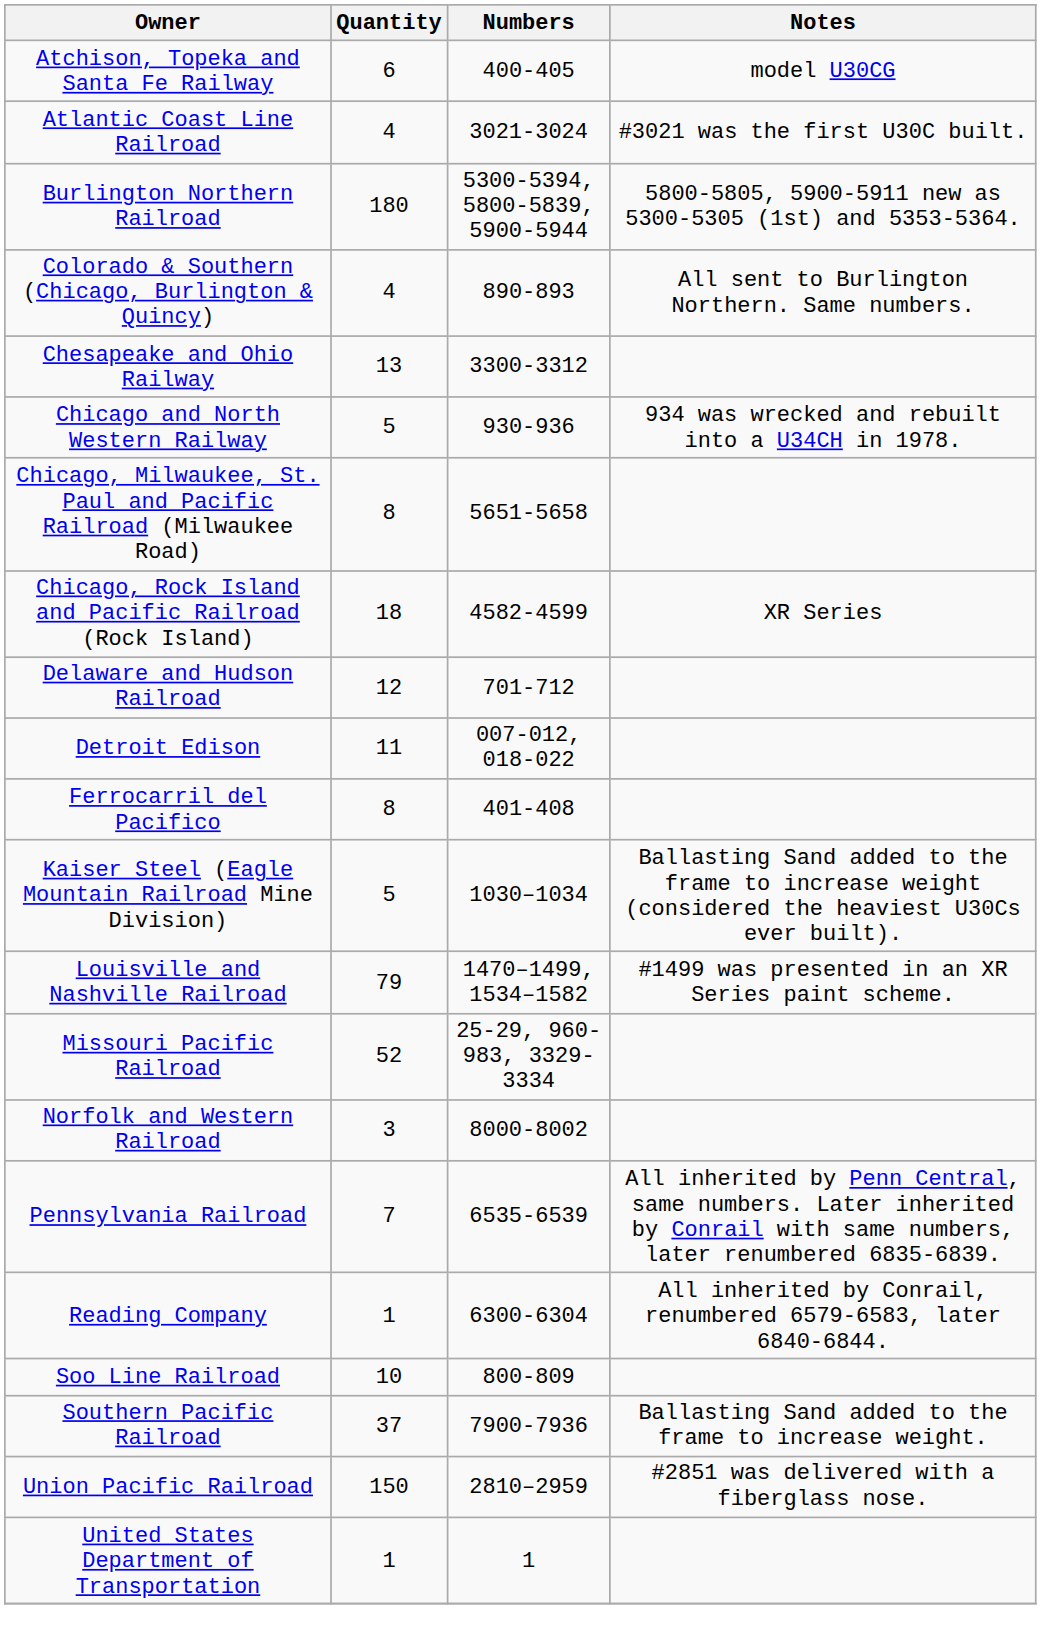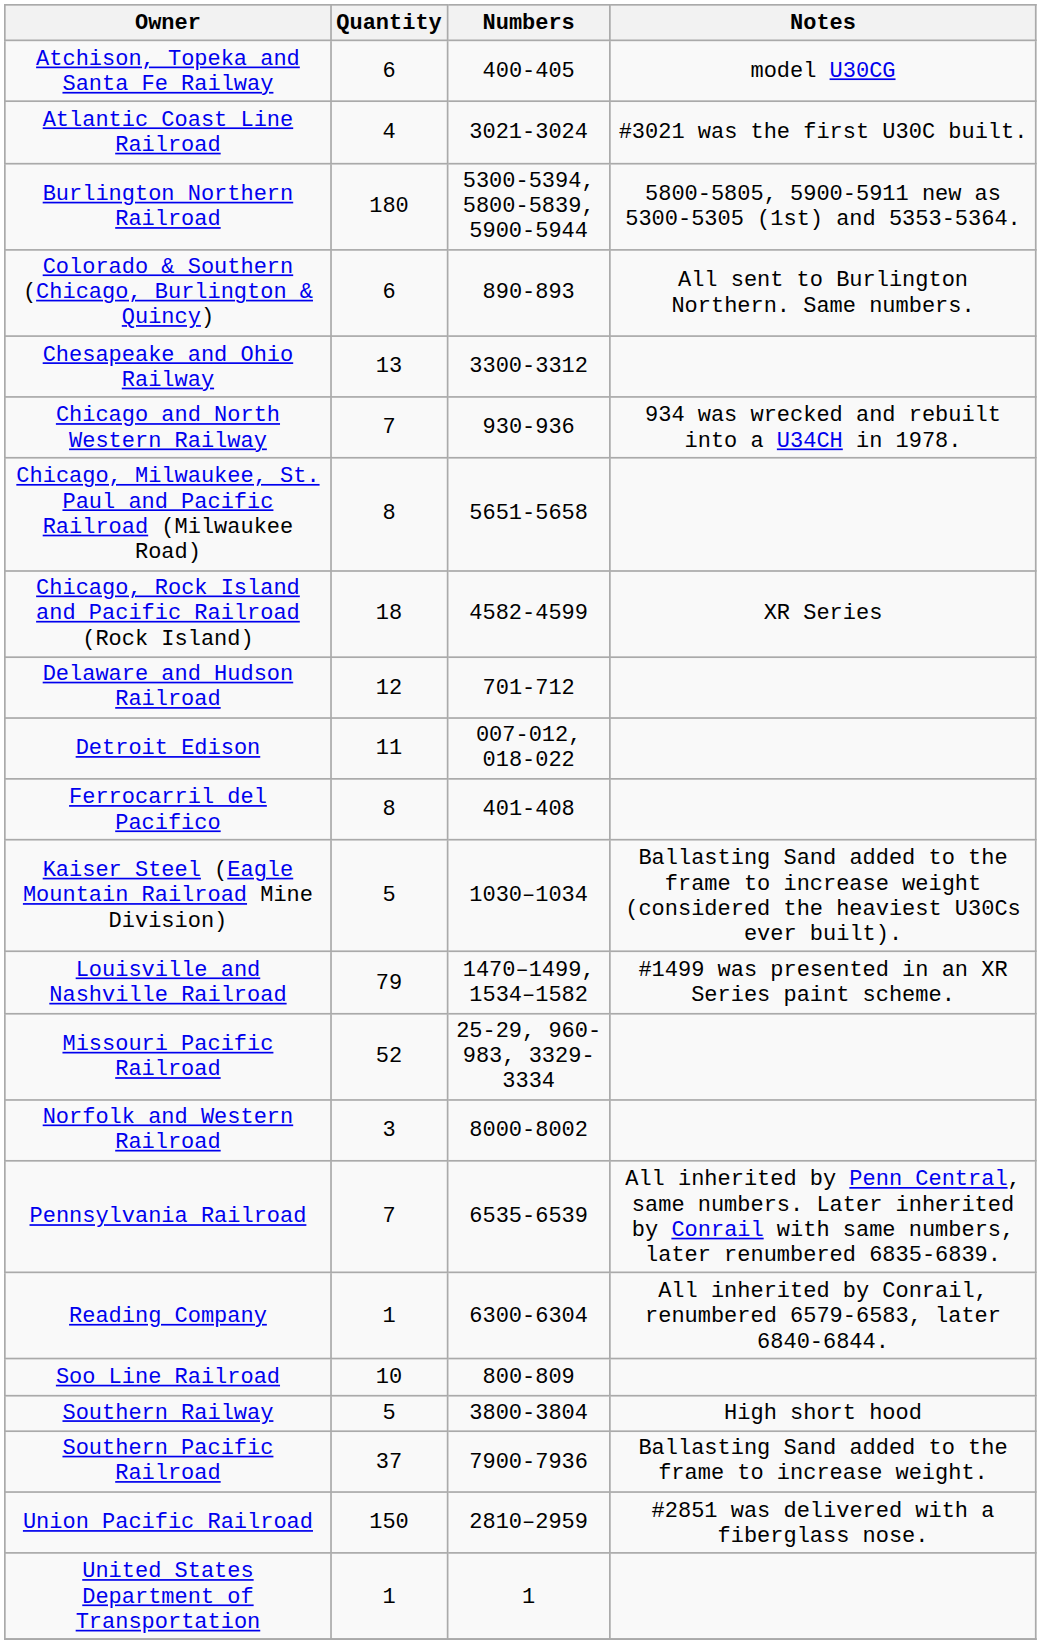(389, 293) 4 -> (389, 293) 6
(389, 428) 5 -> (389, 428) 7
+ row: (168, 1413)
